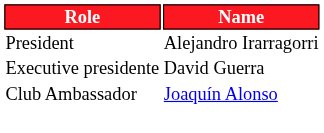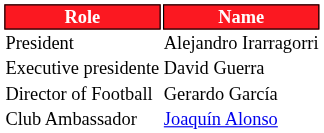+ row: (79, 93)
